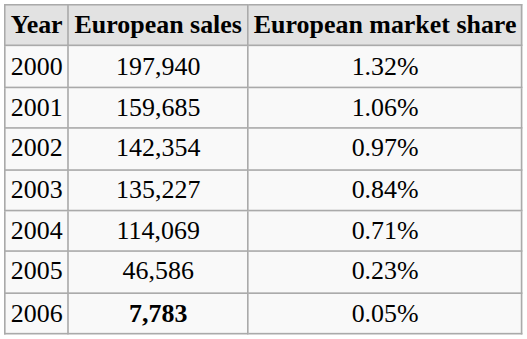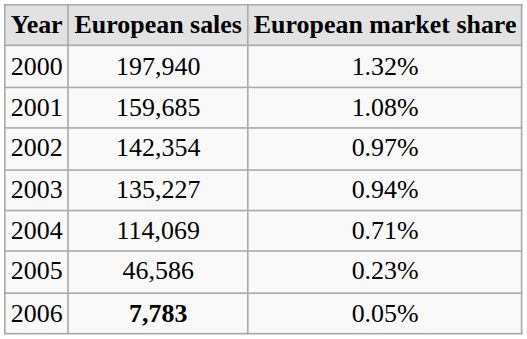(385, 107) 1.06% -> (385, 107) 1.08%
(385, 189) 0.84% -> (385, 189) 0.94%
